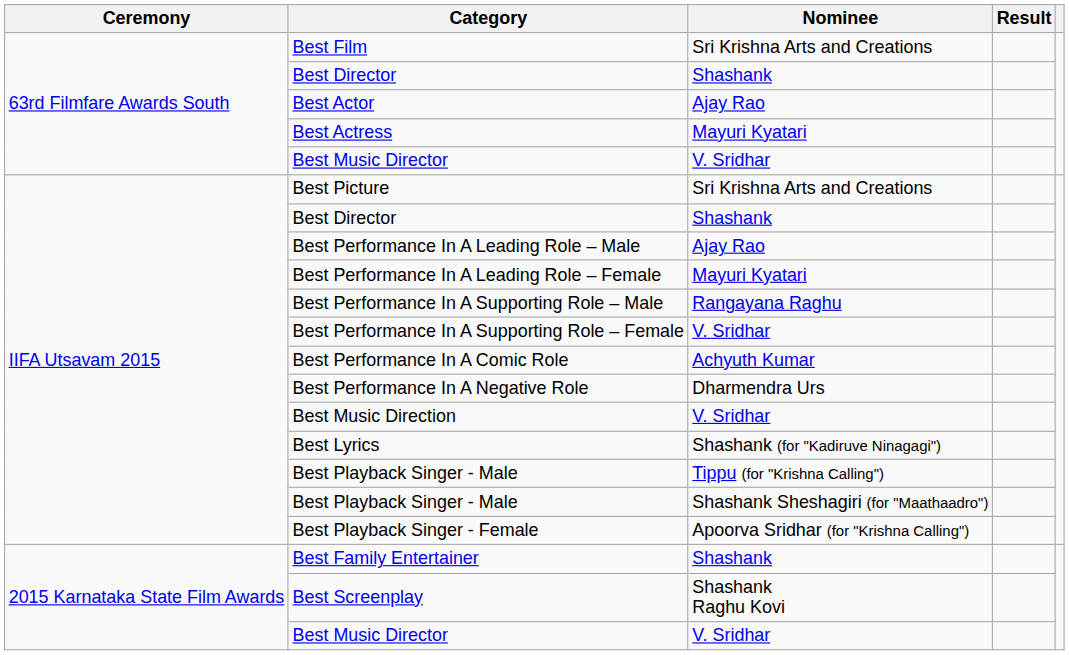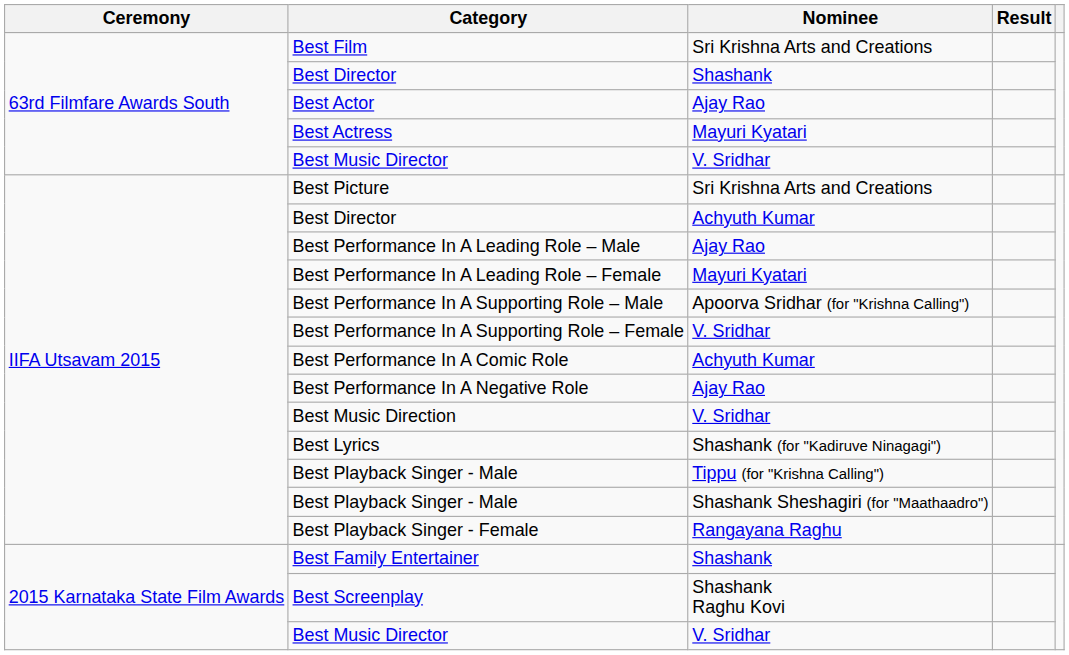(732, 217) Shashank -> (754, 217) Achyuth Kumar
(767, 302) Rangayana Raghu -> (831, 302) Apoorva Sridhar (for "Krishna Calling")
(759, 388) Dharmendra Urs -> (729, 388) Ajay Rao
(831, 530) Apoorva Sridhar (for "Krishna Calling") -> (767, 530) Rangayana Raghu
